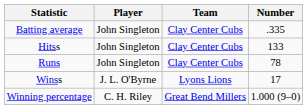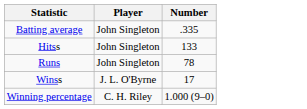- column: (205, 12)
